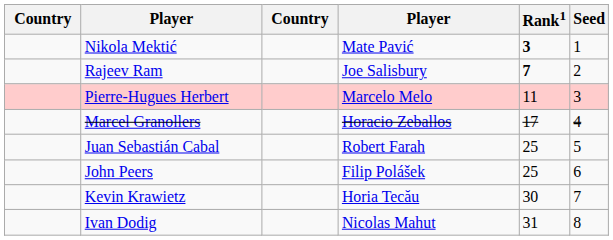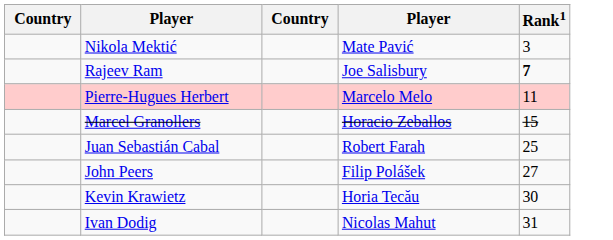- column: (589, 19)
(526, 46) bold -> (526, 46) normal
(530, 121) 17 -> (530, 121) 15
(530, 172) 25 -> (530, 172) 27
